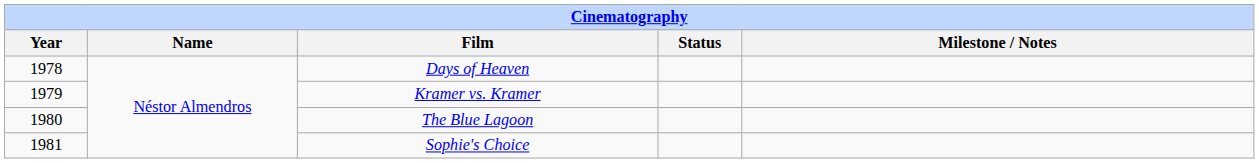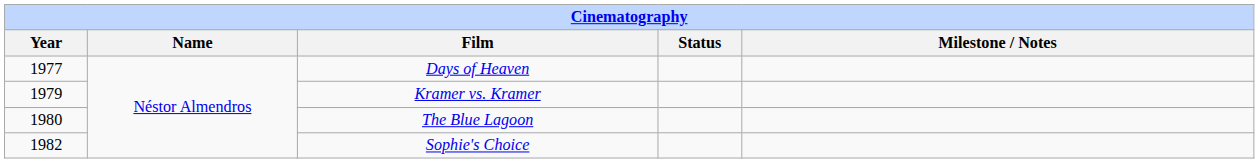(46, 68) 1978 -> (46, 68) 1977
(46, 145) 1981 -> (46, 145) 1982
